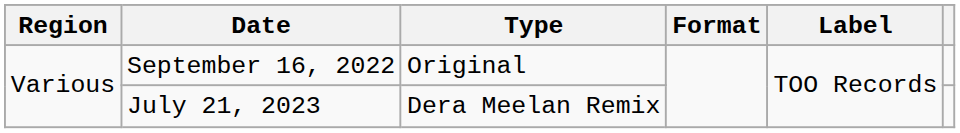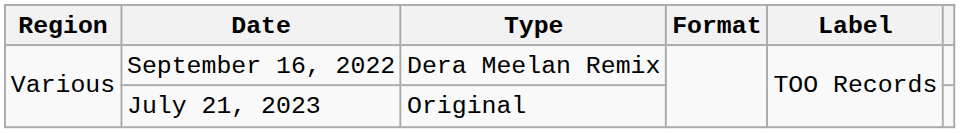(467, 66) Original -> (534, 66) Dera Meelan Remix
(534, 106) Dera Meelan Remix -> (467, 106) Original
